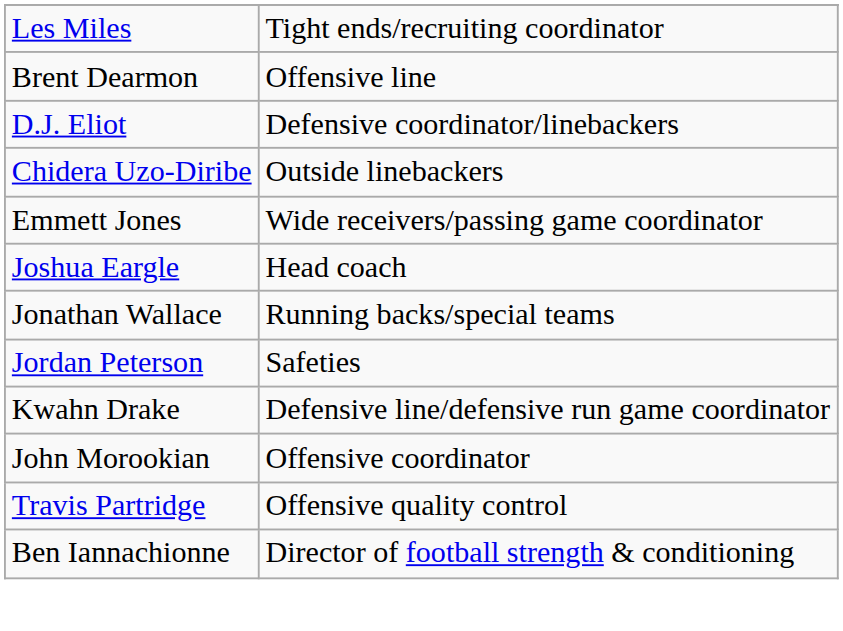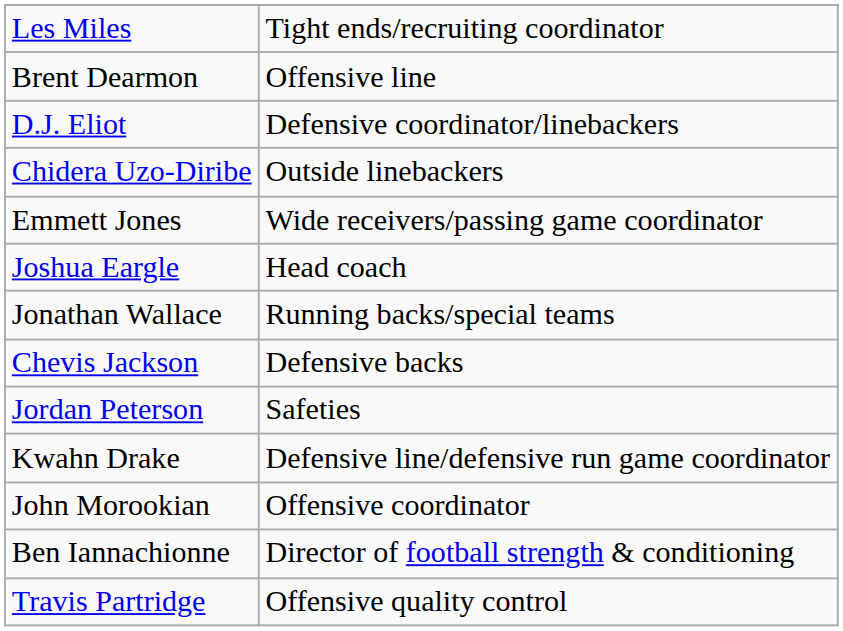+ row: (105, 362)
rows swapped: (109, 505) <-> (121, 553)
